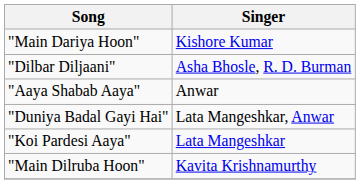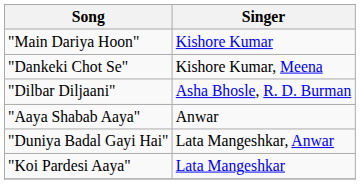+ row: (68, 66)
- row: (76, 166)
